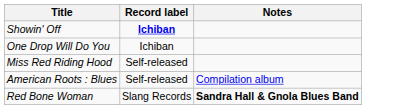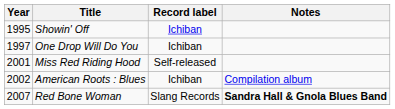+ column: (19, 12)
(157, 29) bold -> (185, 29) normal
(157, 79) Self-released -> (185, 79) Ichiban
